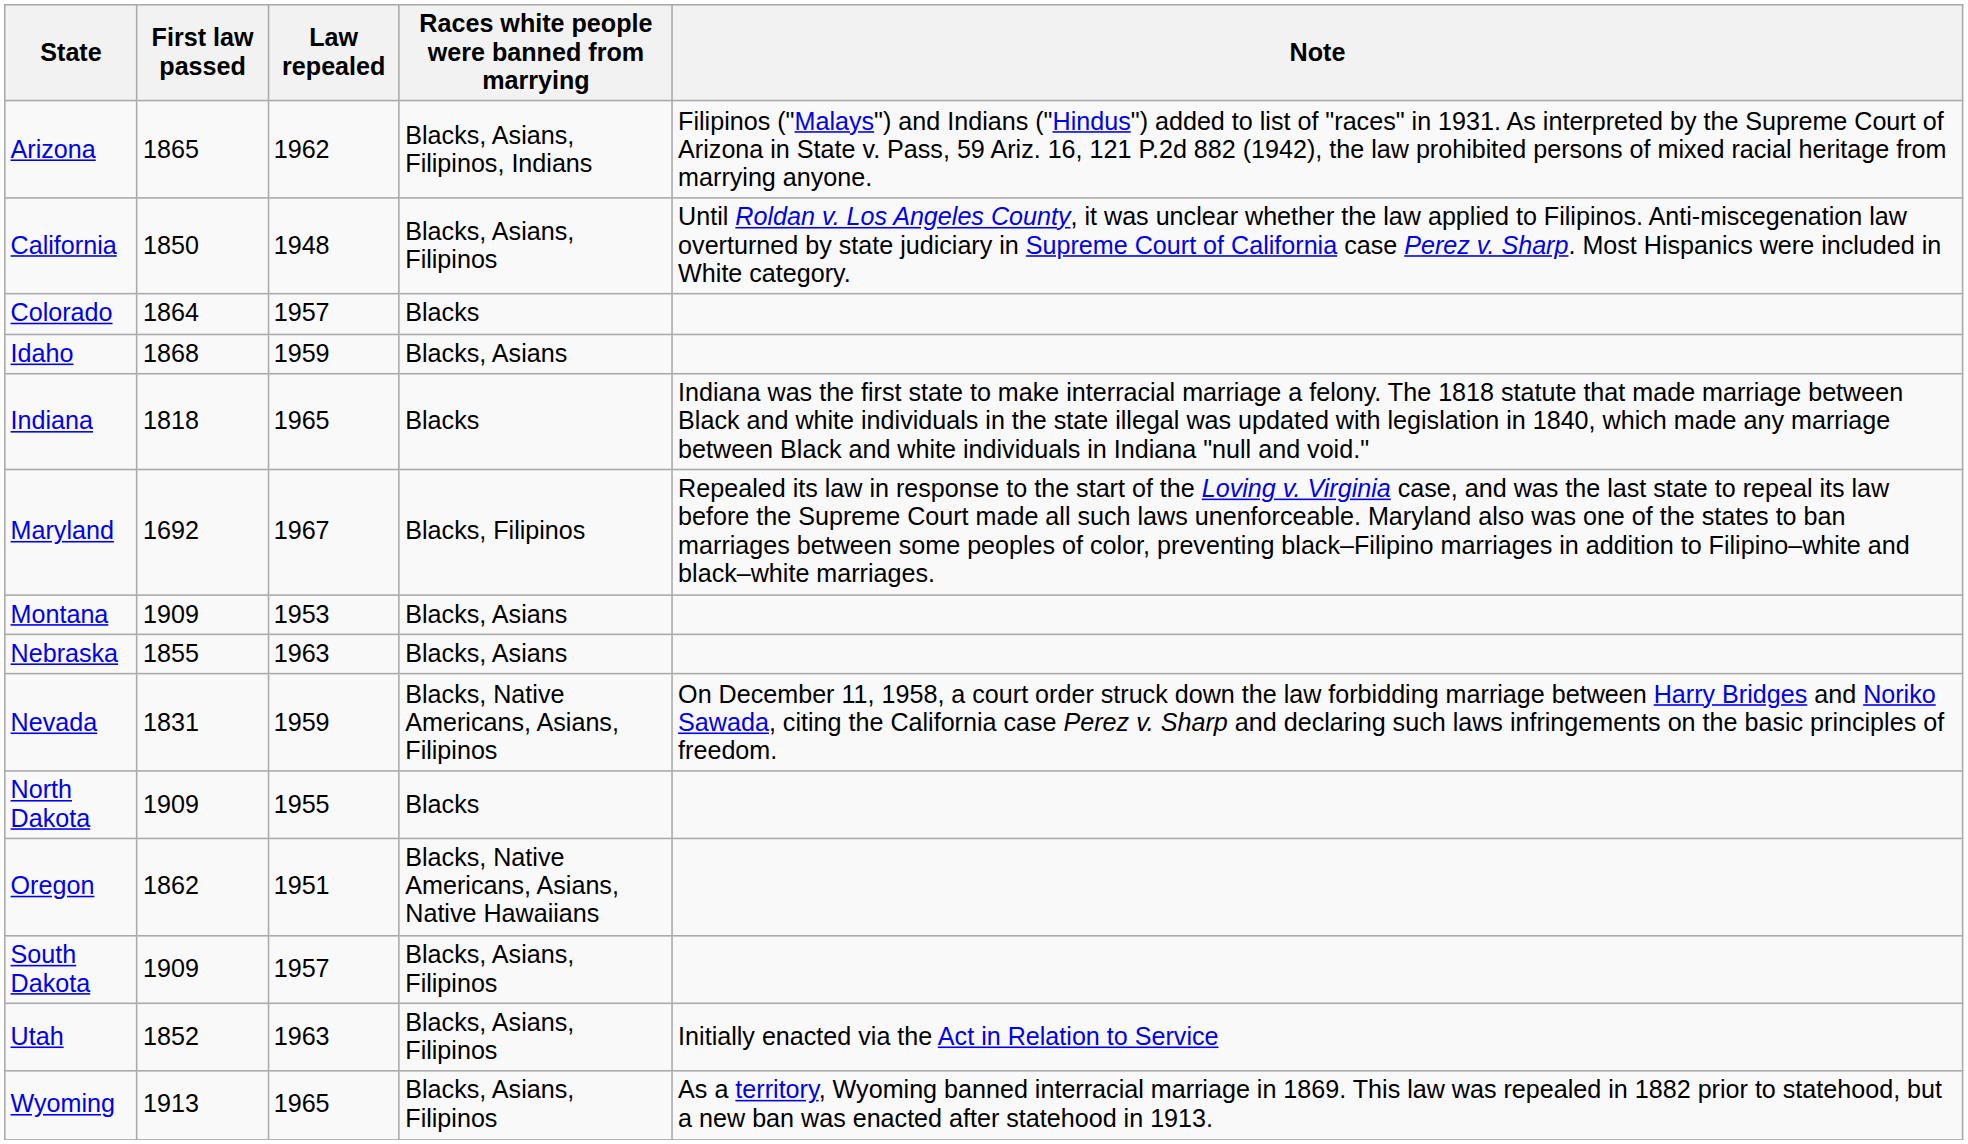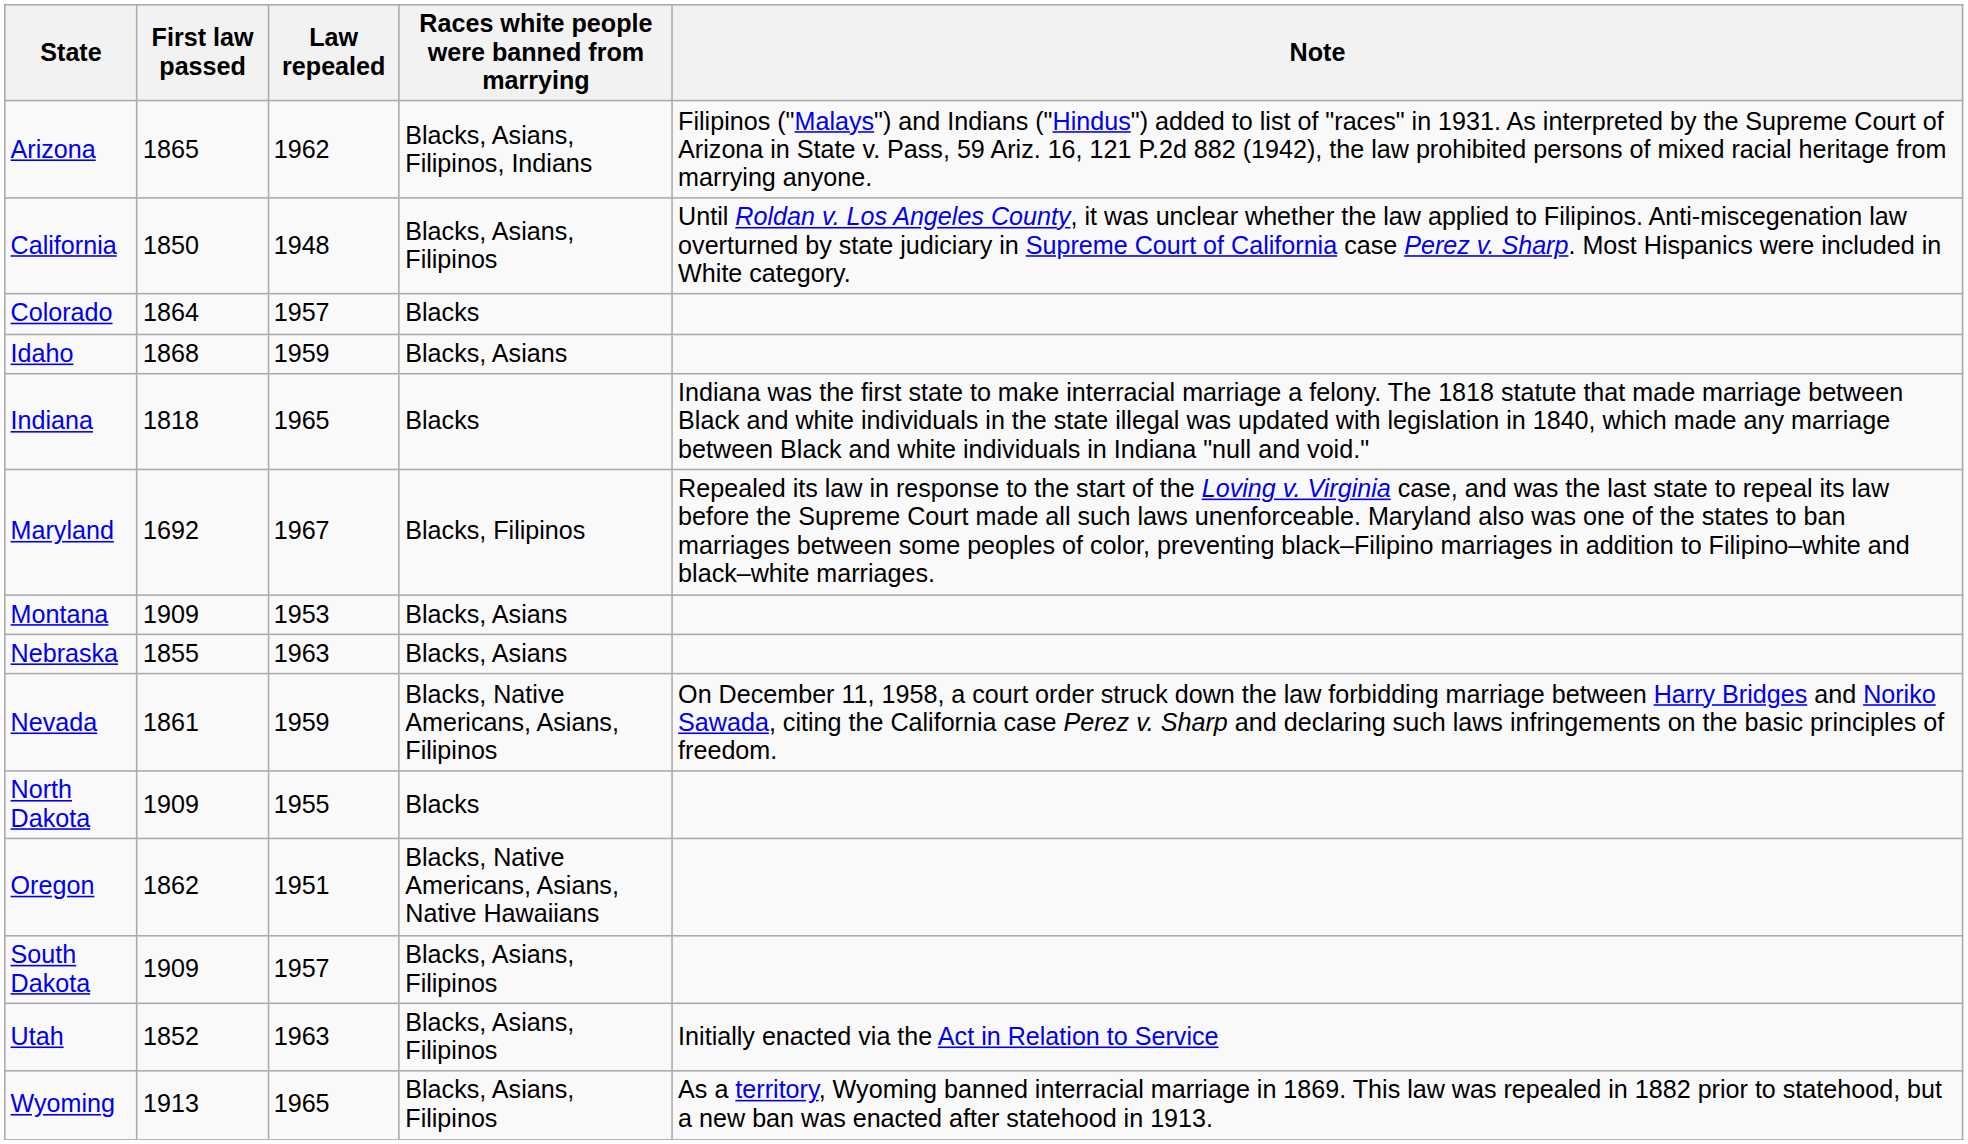(171, 722) 1831 -> (171, 722) 1861
